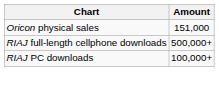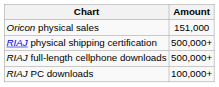+ row: (82, 43)
